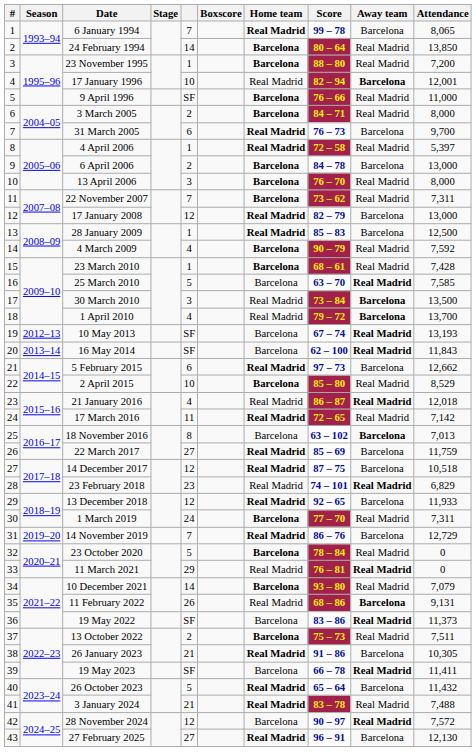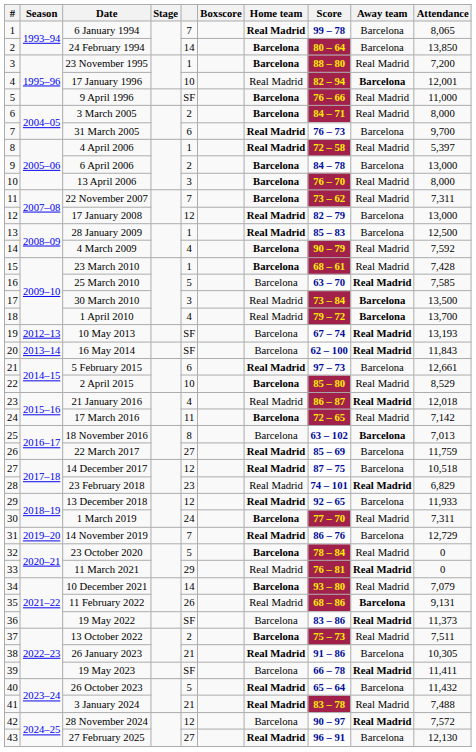(382, 47) Real Madrid -> (382, 47) Barcelona
(443, 367) 12,662 -> (443, 367) 12,661
(276, 417) Real Madrid -> (276, 417) Barcelona
